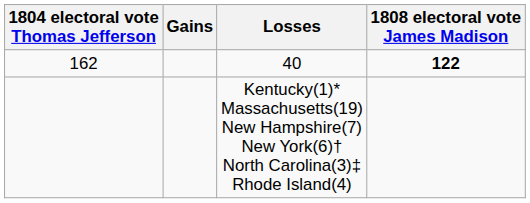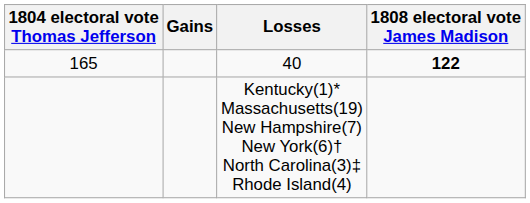(84, 63) 162 -> (84, 63) 165
